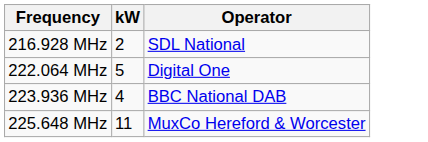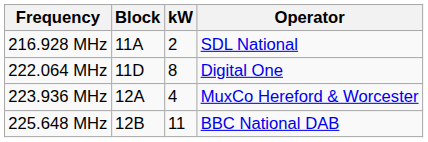+ column: (138, 17)
(120, 70) 5 -> (173, 70) 8
(217, 96) BBC National DAB -> (310, 96) MuxCo Hereford & Worcester
(257, 123) MuxCo Hereford & Worcester -> (270, 123) BBC National DAB
